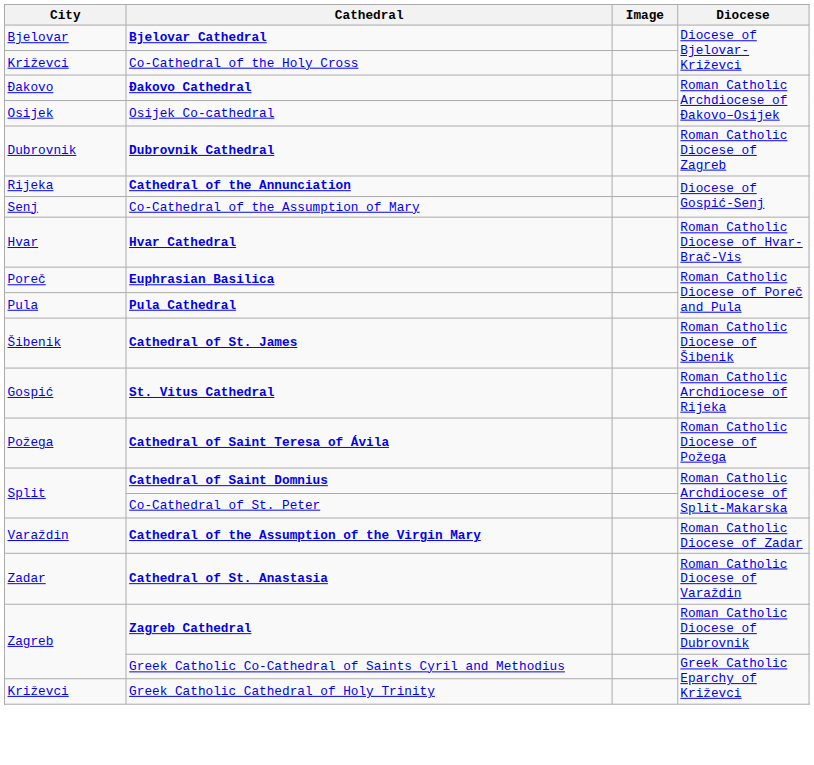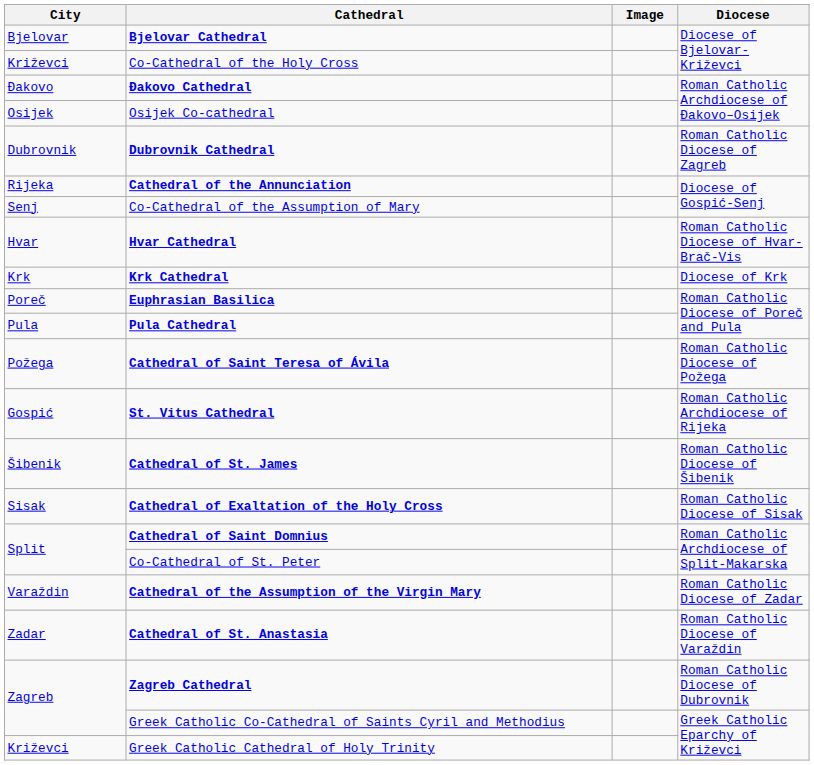+ row: (179, 278)
rows swapped: (259, 443) <-> (213, 343)
+ row: (286, 507)
